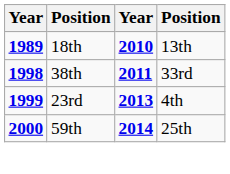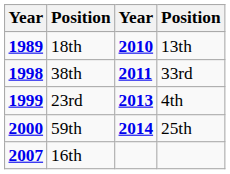+ row: (66, 155)
